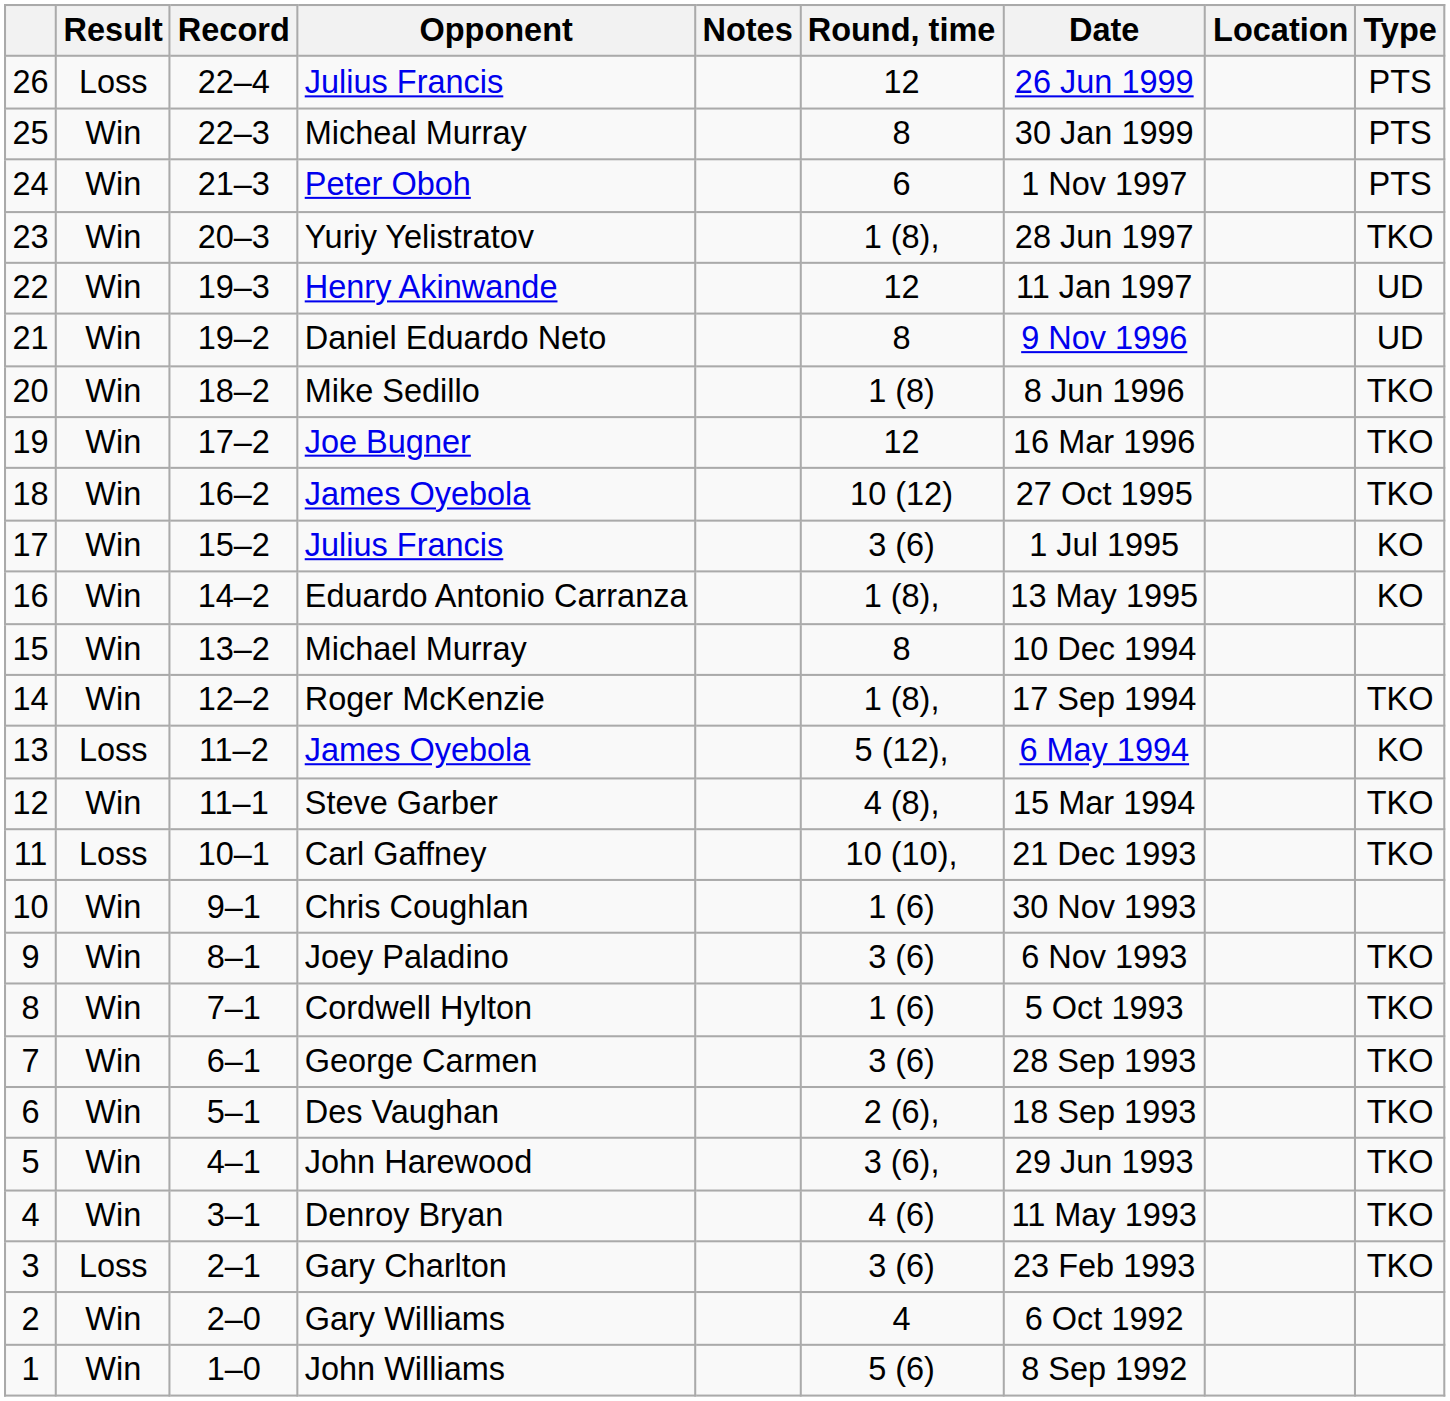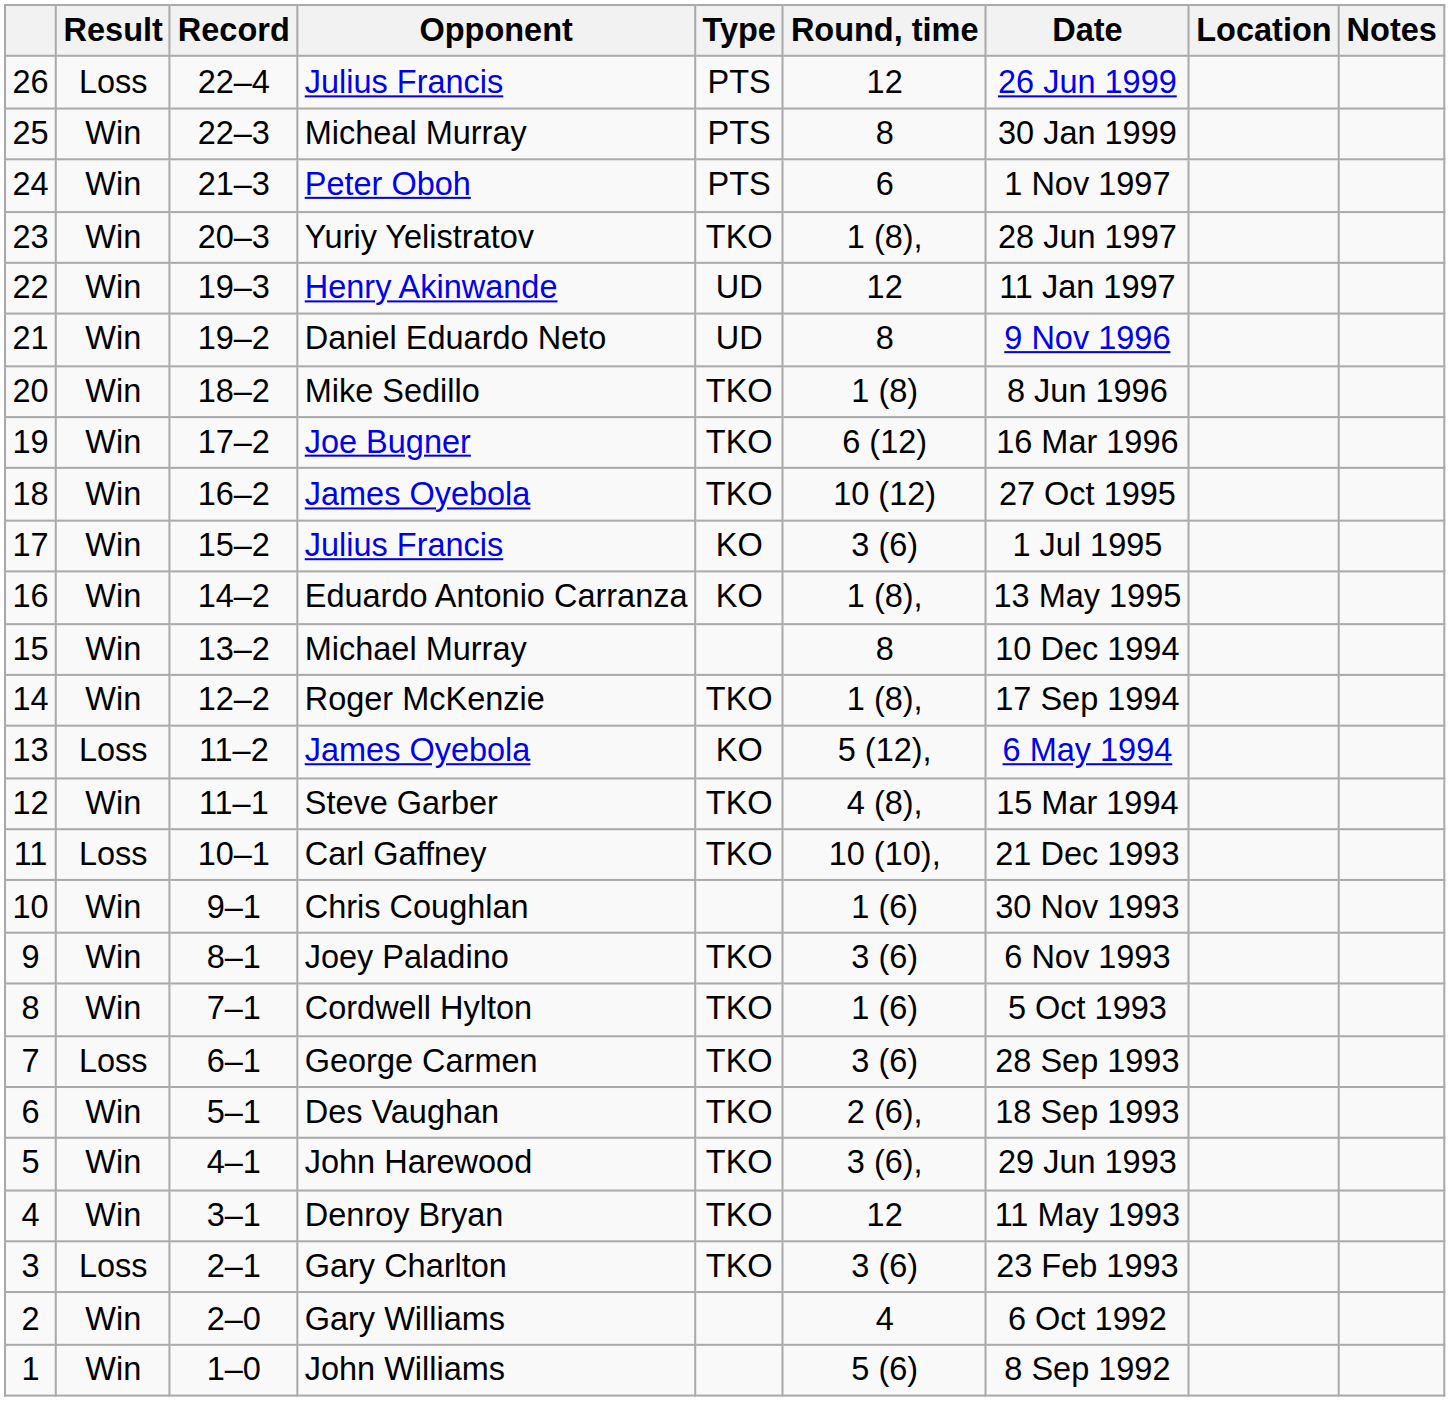columns swapped: (1400, 30) <-> (748, 30)
(902, 442) 12 -> (885, 442) 6 (12)
(113, 1060) Win -> (113, 1060) Loss
(902, 1215) 4 (6) -> (885, 1215) 12
